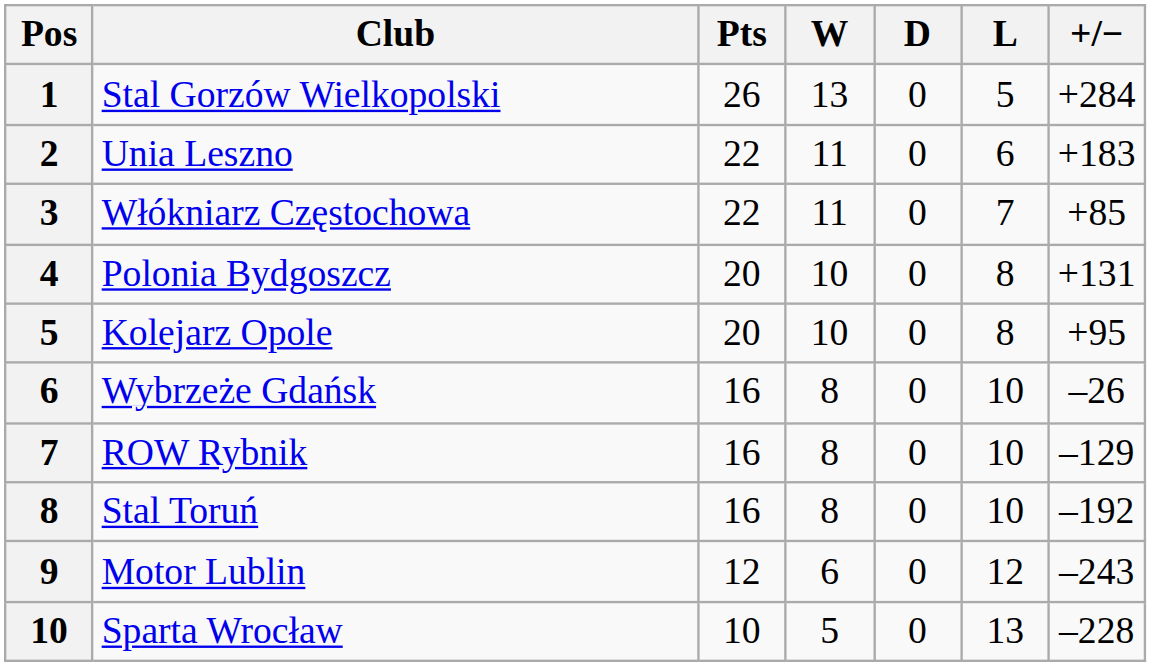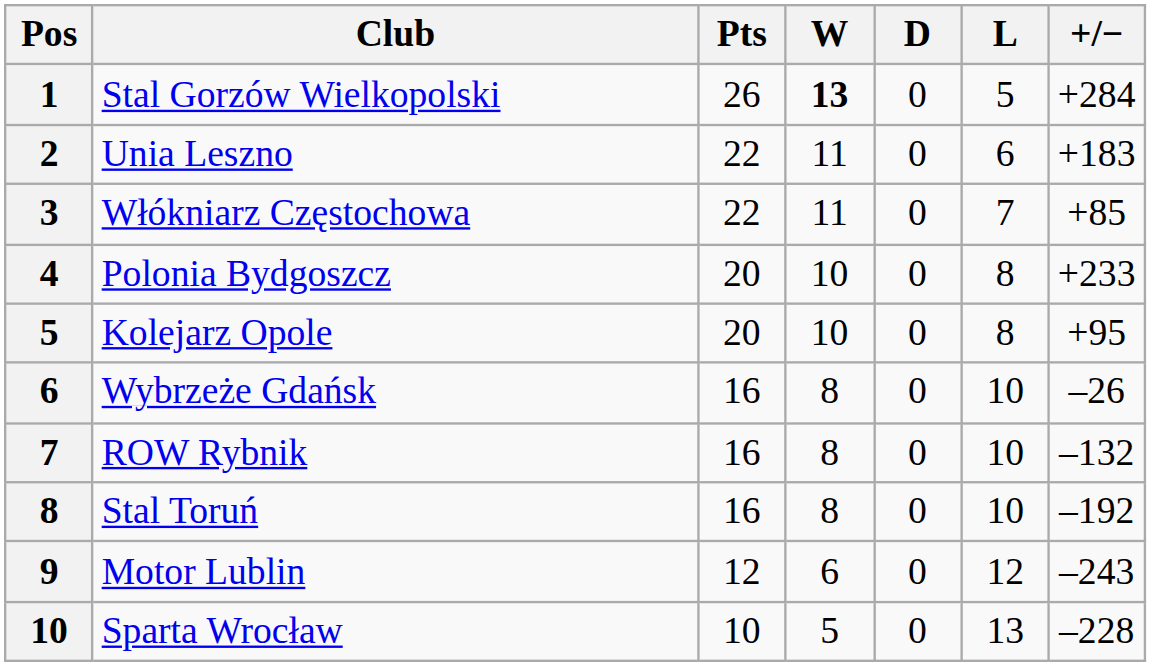(830, 93) normal -> (830, 93) bold
(1097, 272) +131 -> (1097, 272) +233
(1097, 451) –129 -> (1097, 451) –132
